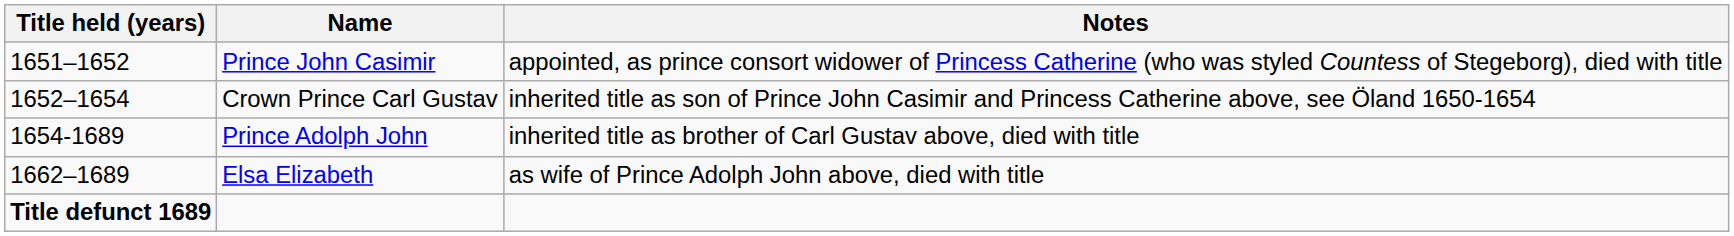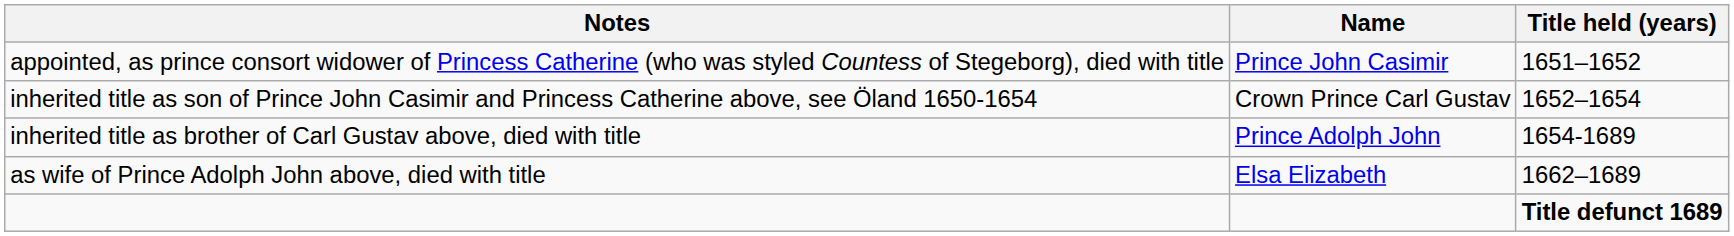columns swapped: (111, 23) <-> (1116, 23)
